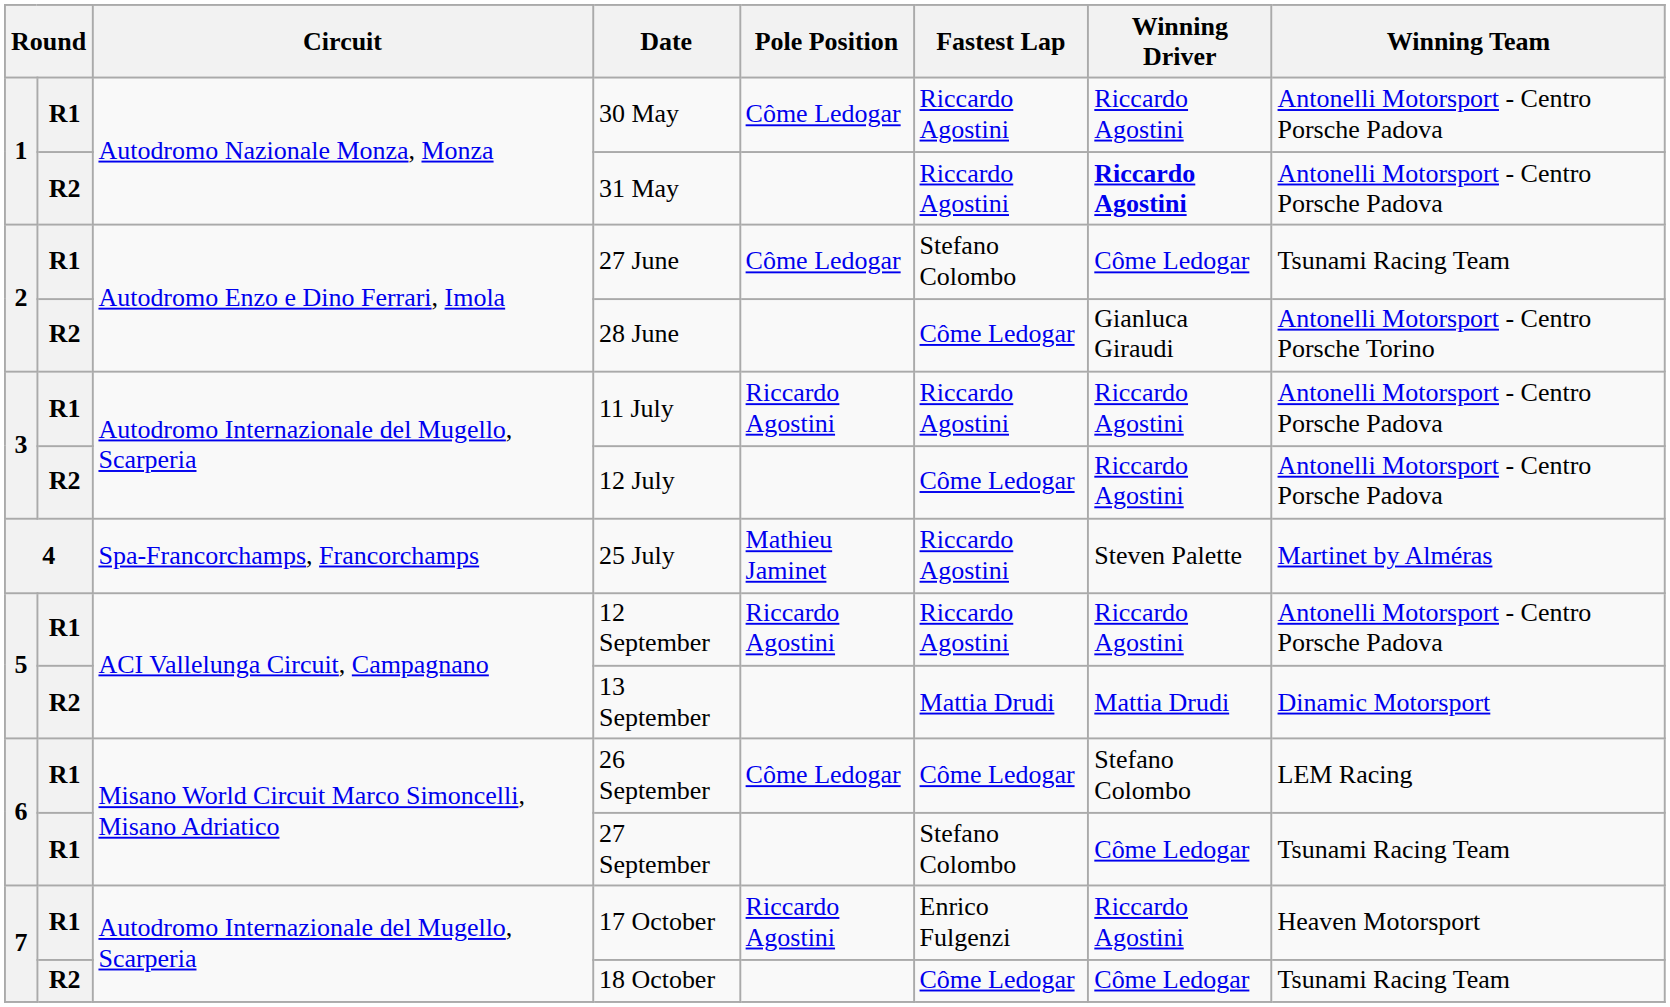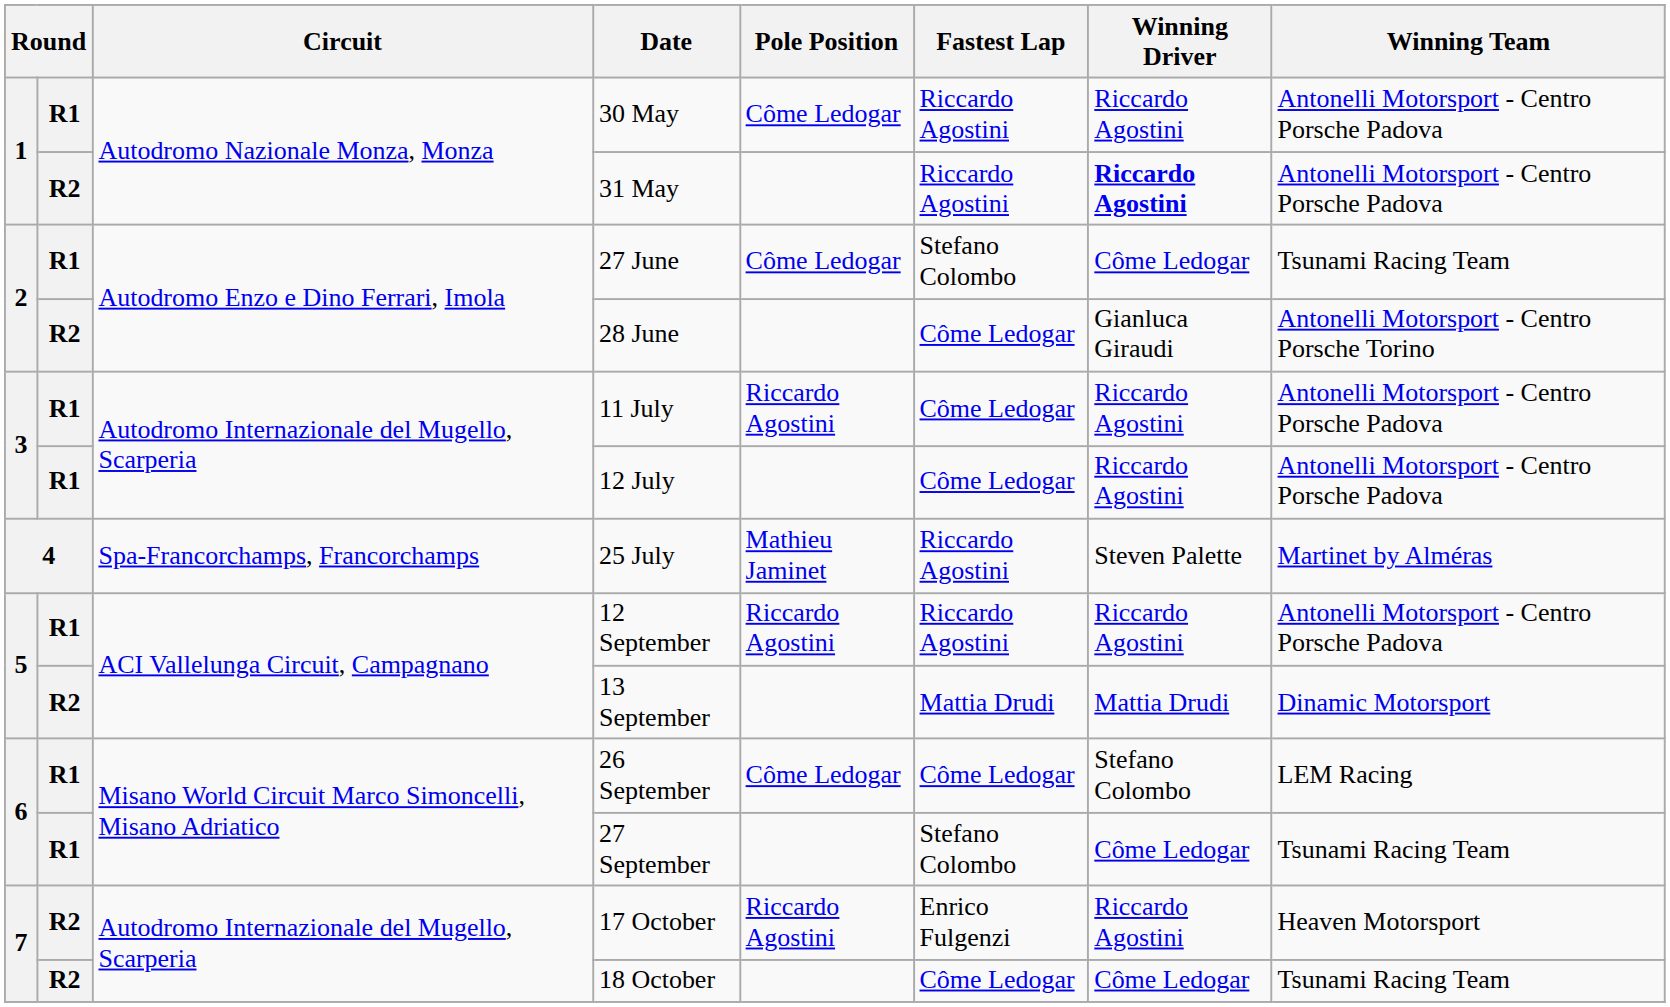(966, 407) Riccardo Agostini -> (997, 407) Côme Ledogar
(65, 481) R2 -> (65, 481) R1
(65, 921) R1 -> (65, 921) R2
